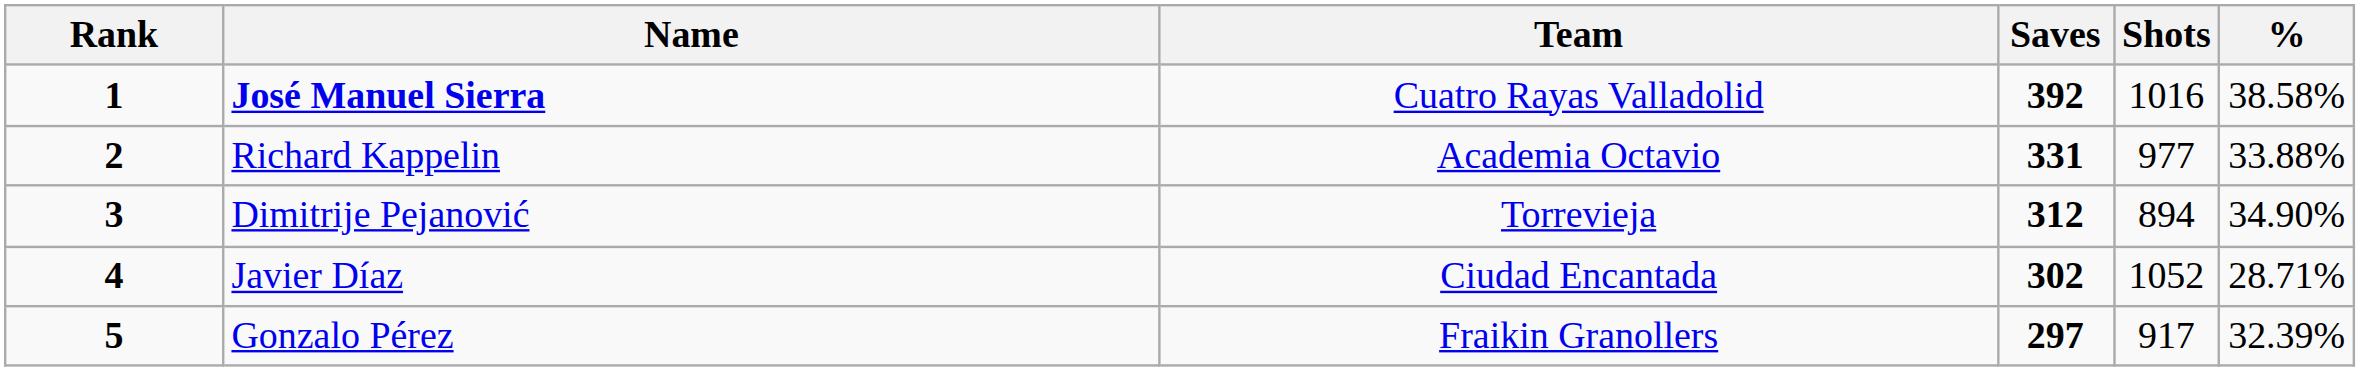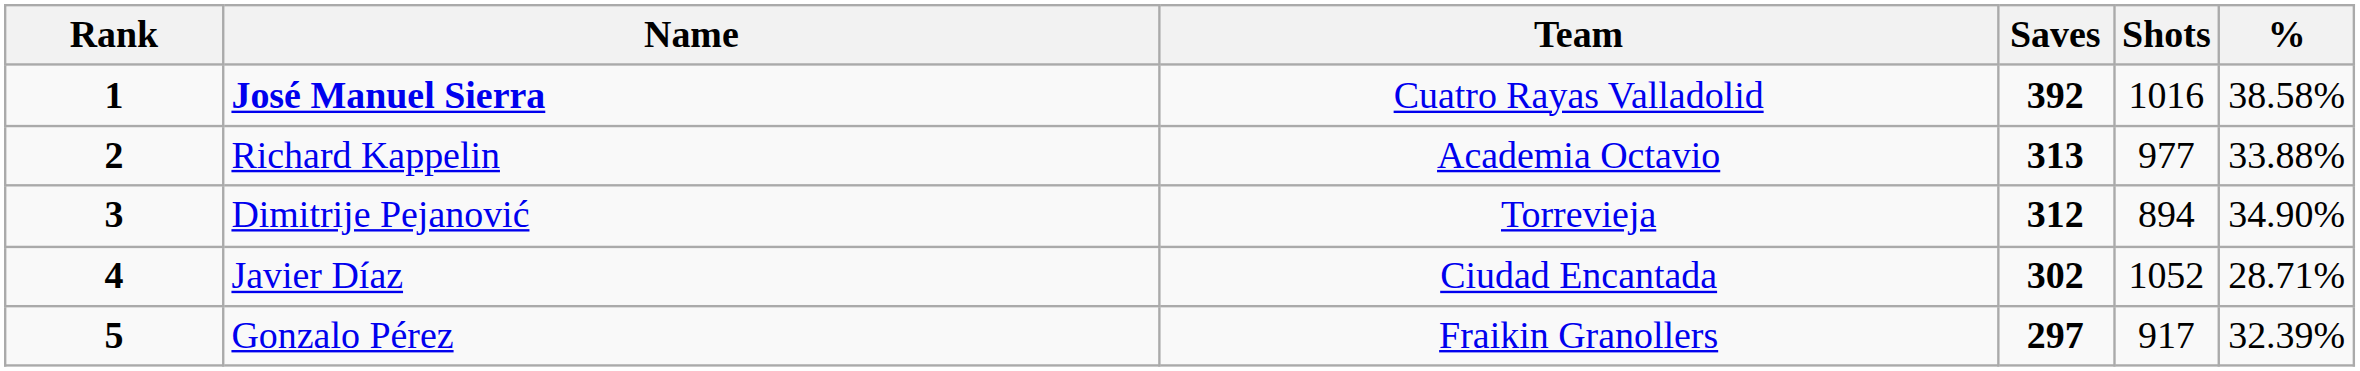(2055, 154) 331 -> (2055, 154) 313
